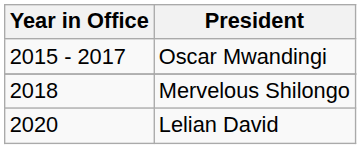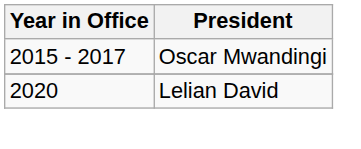- row: (254, 90)
